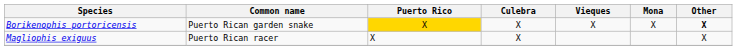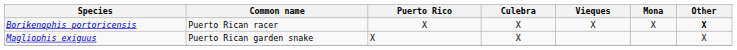(251, 25) Puerto Rican garden snake -> (233, 25) Puerto Rican racer
(425, 25) gold background -> (425, 25) no background
(233, 38) Puerto Rican racer -> (251, 38) Puerto Rican garden snake
